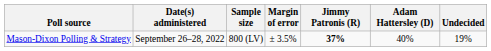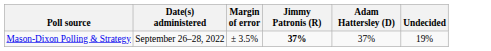- column: (246, 18)
(405, 39) 40% -> (366, 39) 37%
